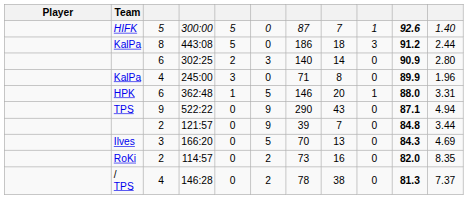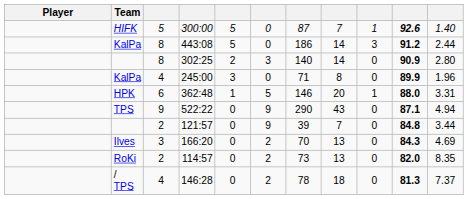(339, 45) 18 -> (339, 45) 14
(161, 61) 6 -> (161, 61) 8
(268, 142) 5 -> (268, 142) 2
(339, 158) 16 -> (339, 158) 13
(339, 180) 38 -> (339, 180) 18
